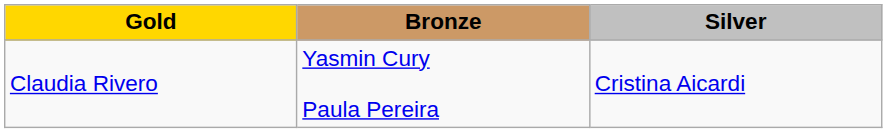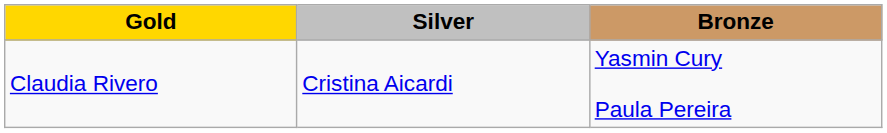columns swapped: (736, 22) <-> (443, 22)
